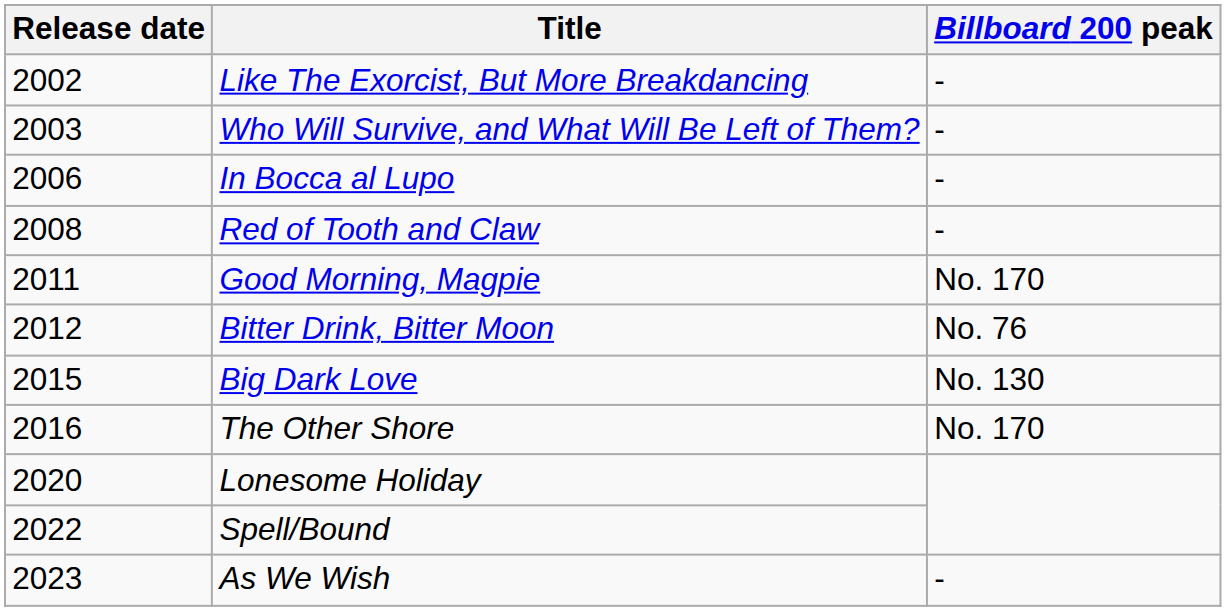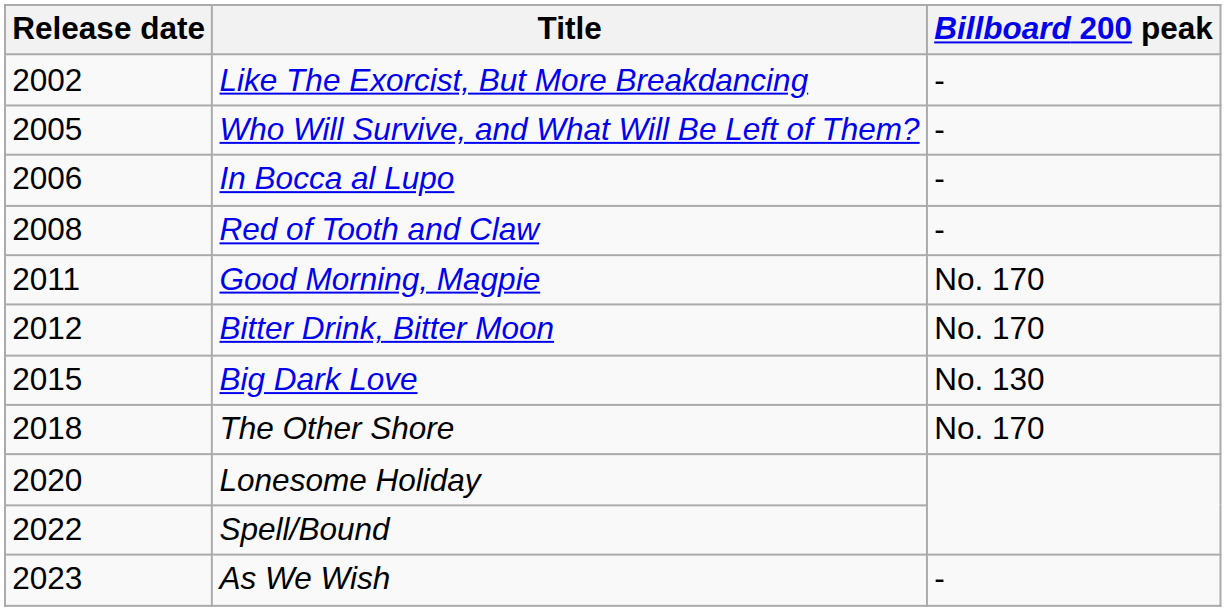(47, 129) 2003 -> (47, 129) 2005
(981, 329) No. 76 -> (989, 329) No. 170
(47, 429) 2016 -> (47, 429) 2018
